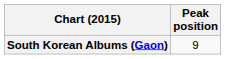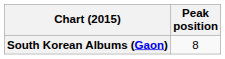(196, 44) 9 -> (196, 44) 8
